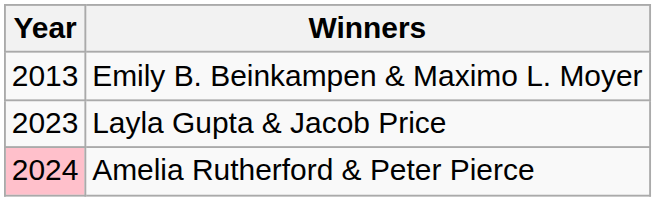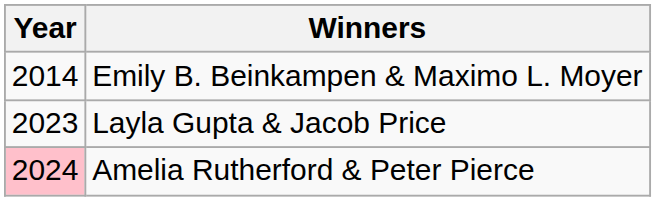(45, 75) 2013 -> (45, 75) 2014
